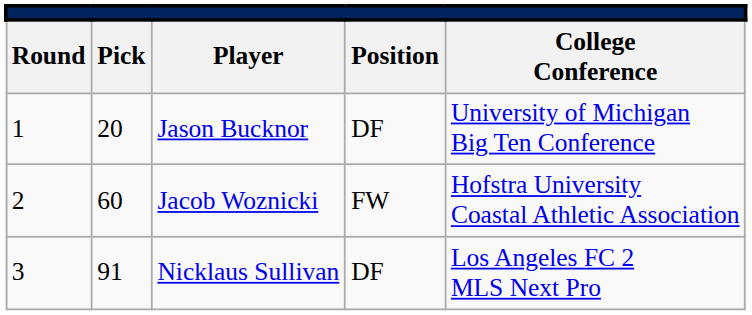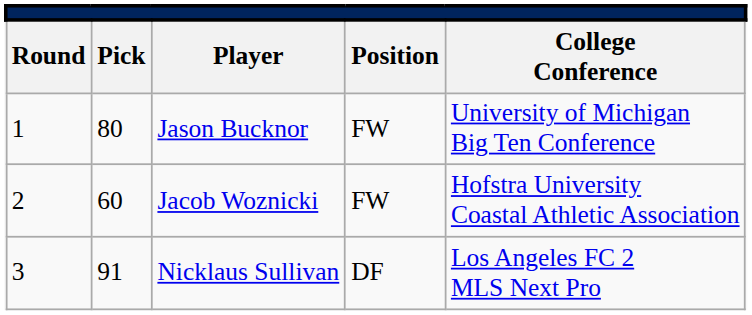(110, 128) 20 -> (110, 128) 80
(367, 128) DF -> (370, 128) FW
